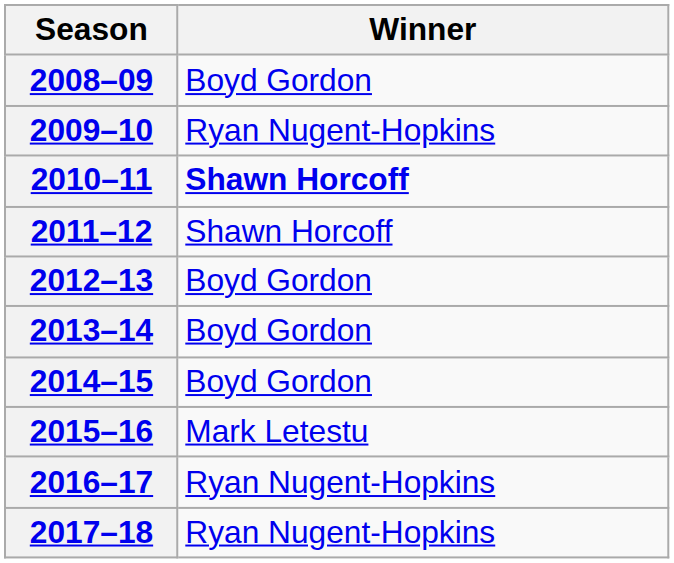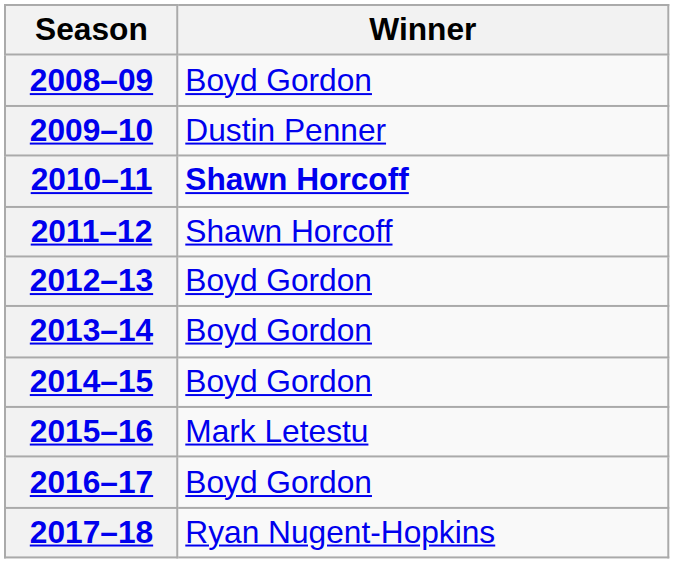(340, 130) Ryan Nugent-Hopkins -> (286, 130) Dustin Penner
(340, 481) Ryan Nugent-Hopkins -> (279, 481) Boyd Gordon
